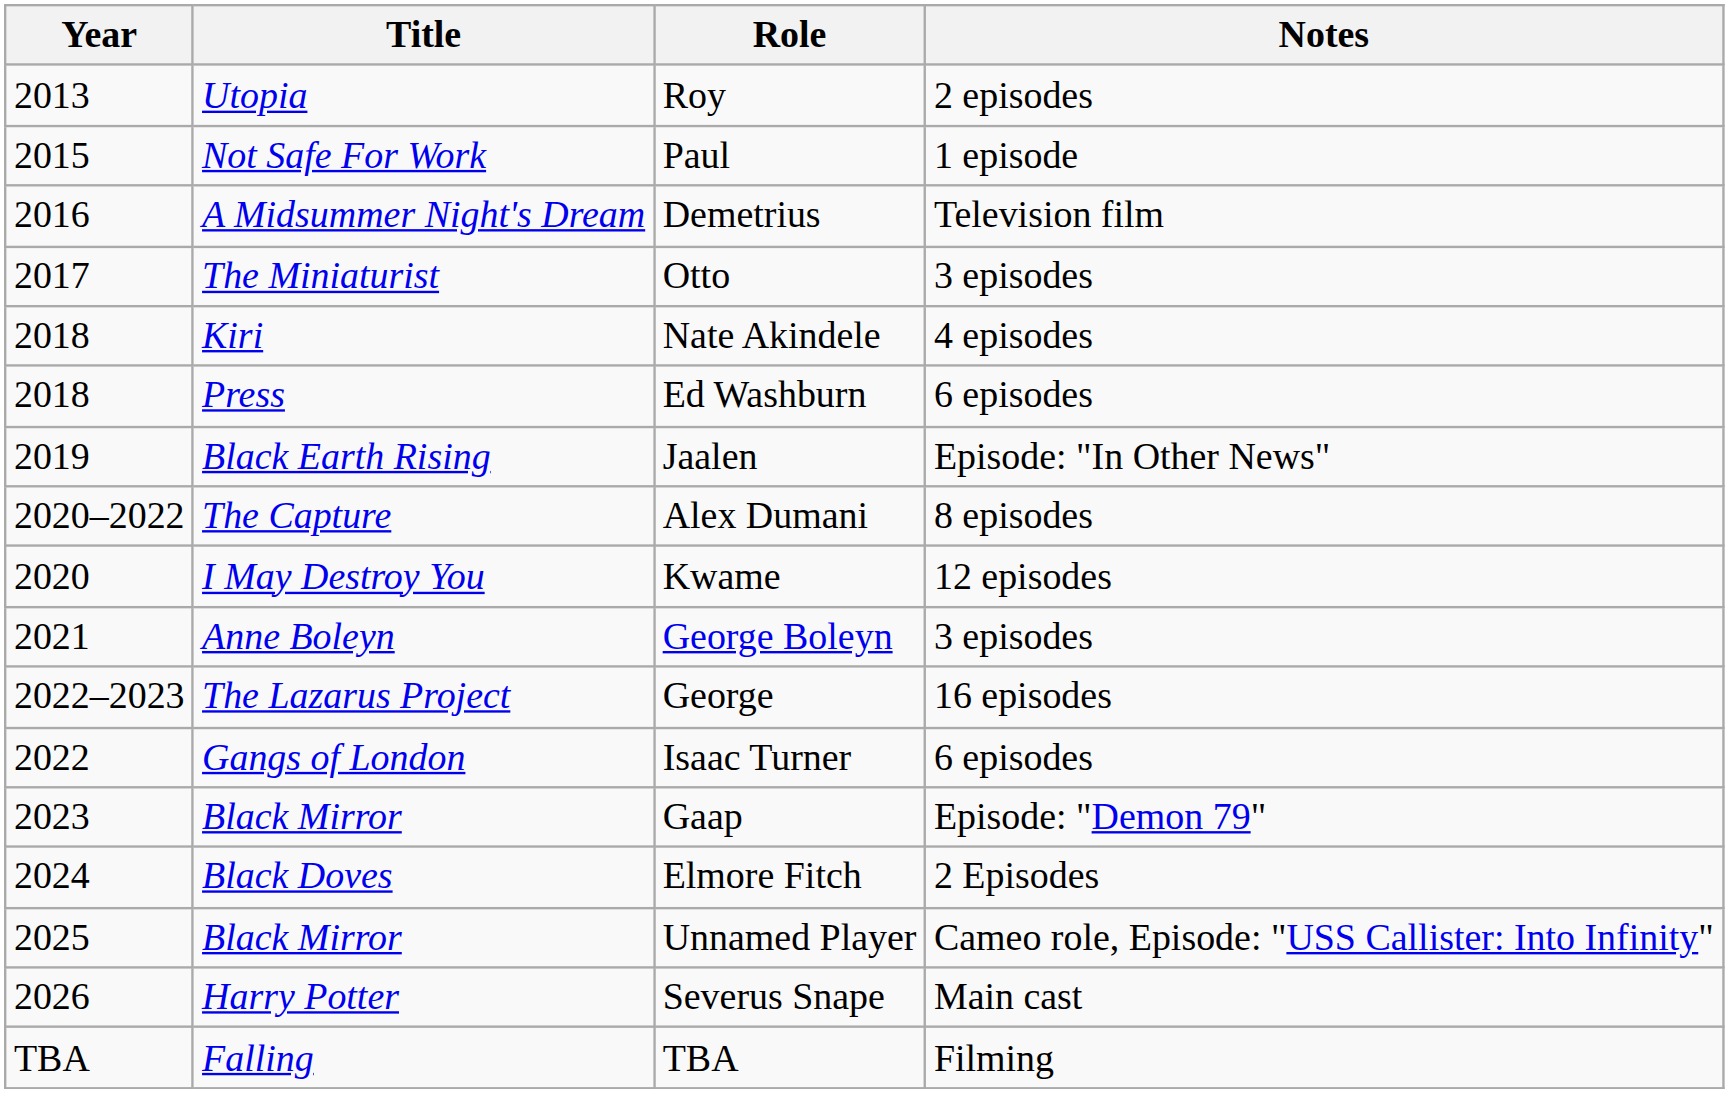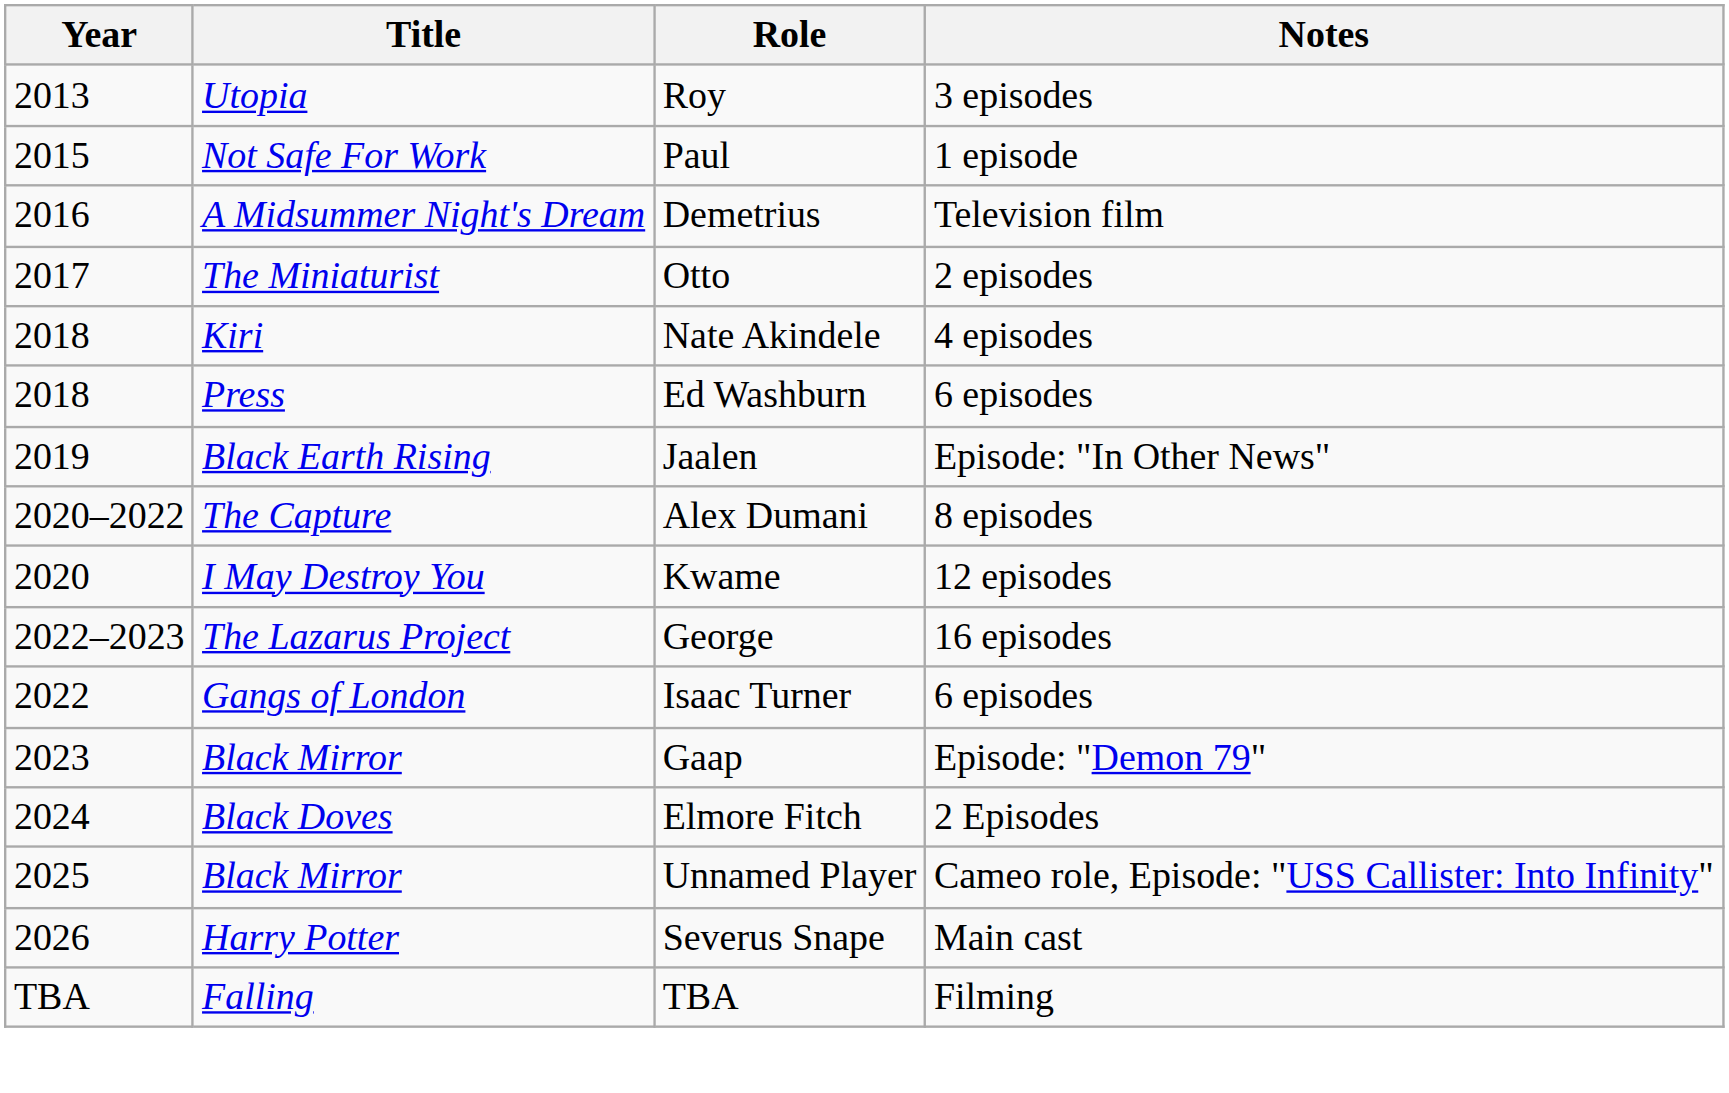(1013, 94) 2 episodes -> (1013, 94) 3 episodes
(1013, 275) 3 episodes -> (1013, 275) 2 episodes
- row: (778, 635)
